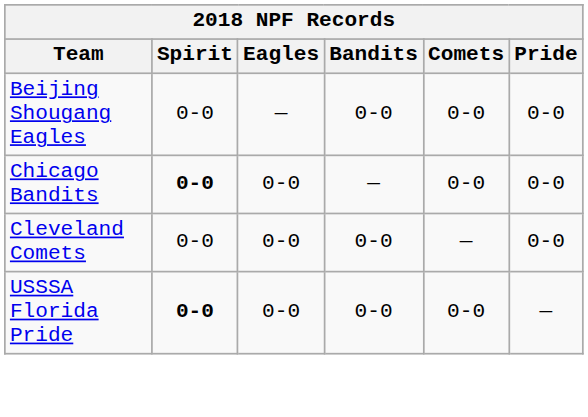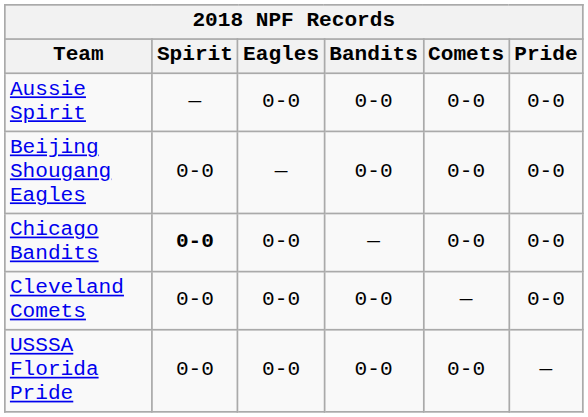+ row: (48, 102)
(195, 312) bold -> (195, 370) normal
